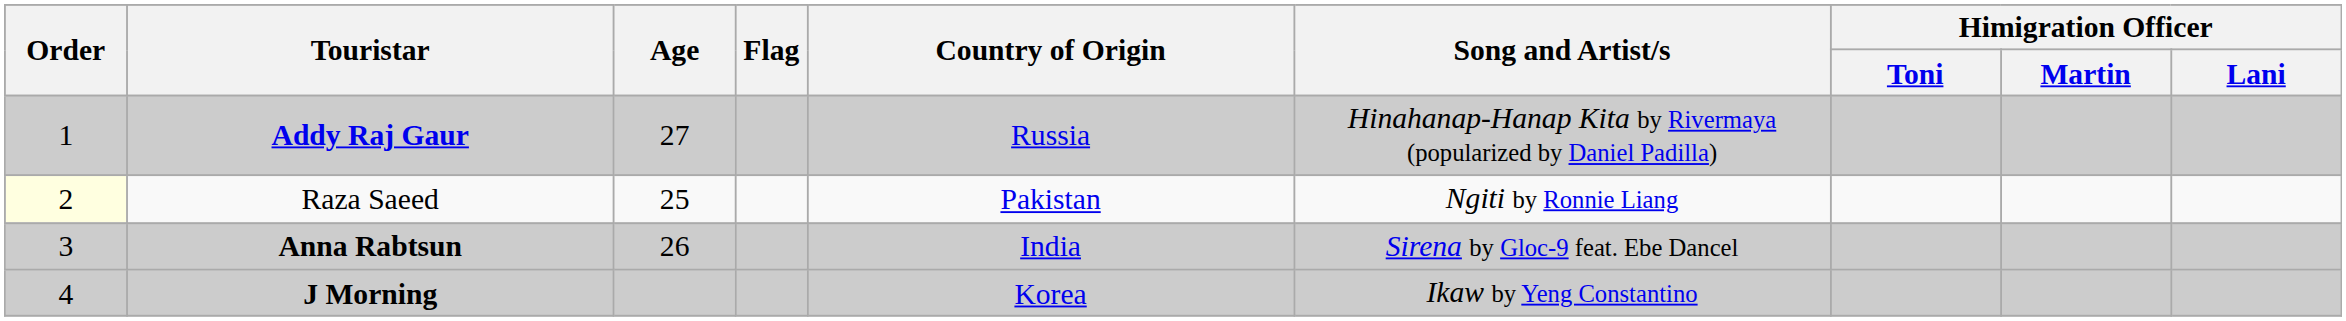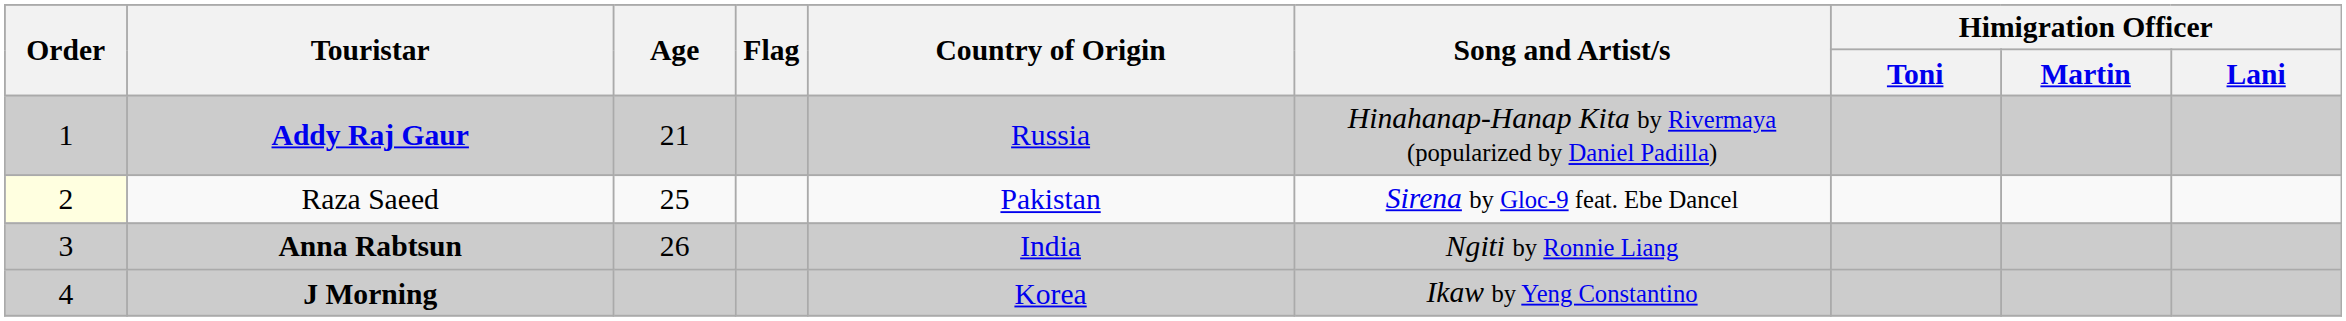(675, 135) 27 -> (675, 135) 21
(1562, 198) Ngiti by Ronnie Liang -> (1562, 198) Sirena by Gloc-9 feat. Ebe Dancel
(1562, 245) Sirena by Gloc-9 feat. Ebe Dancel -> (1562, 245) Ngiti by Ronnie Liang
